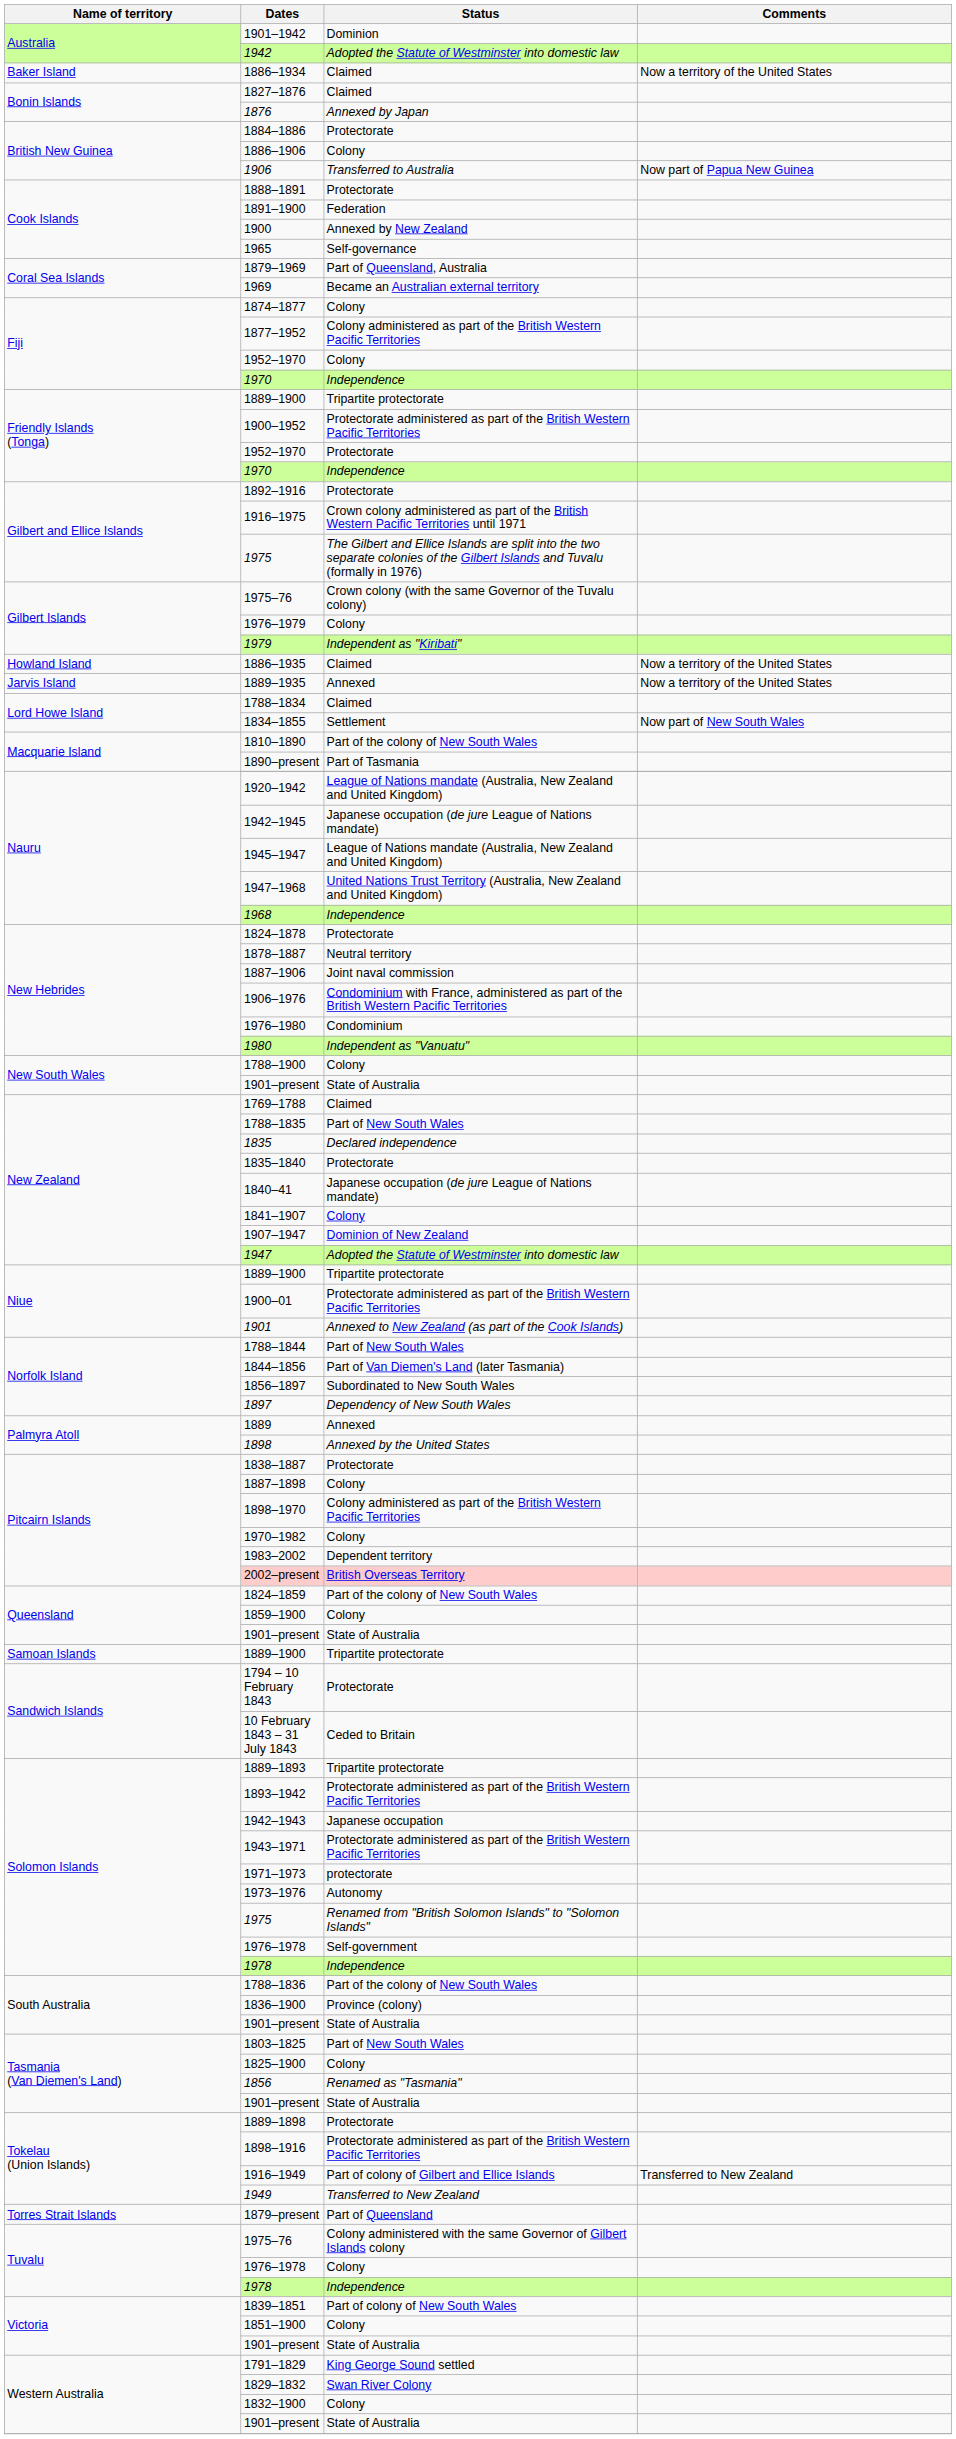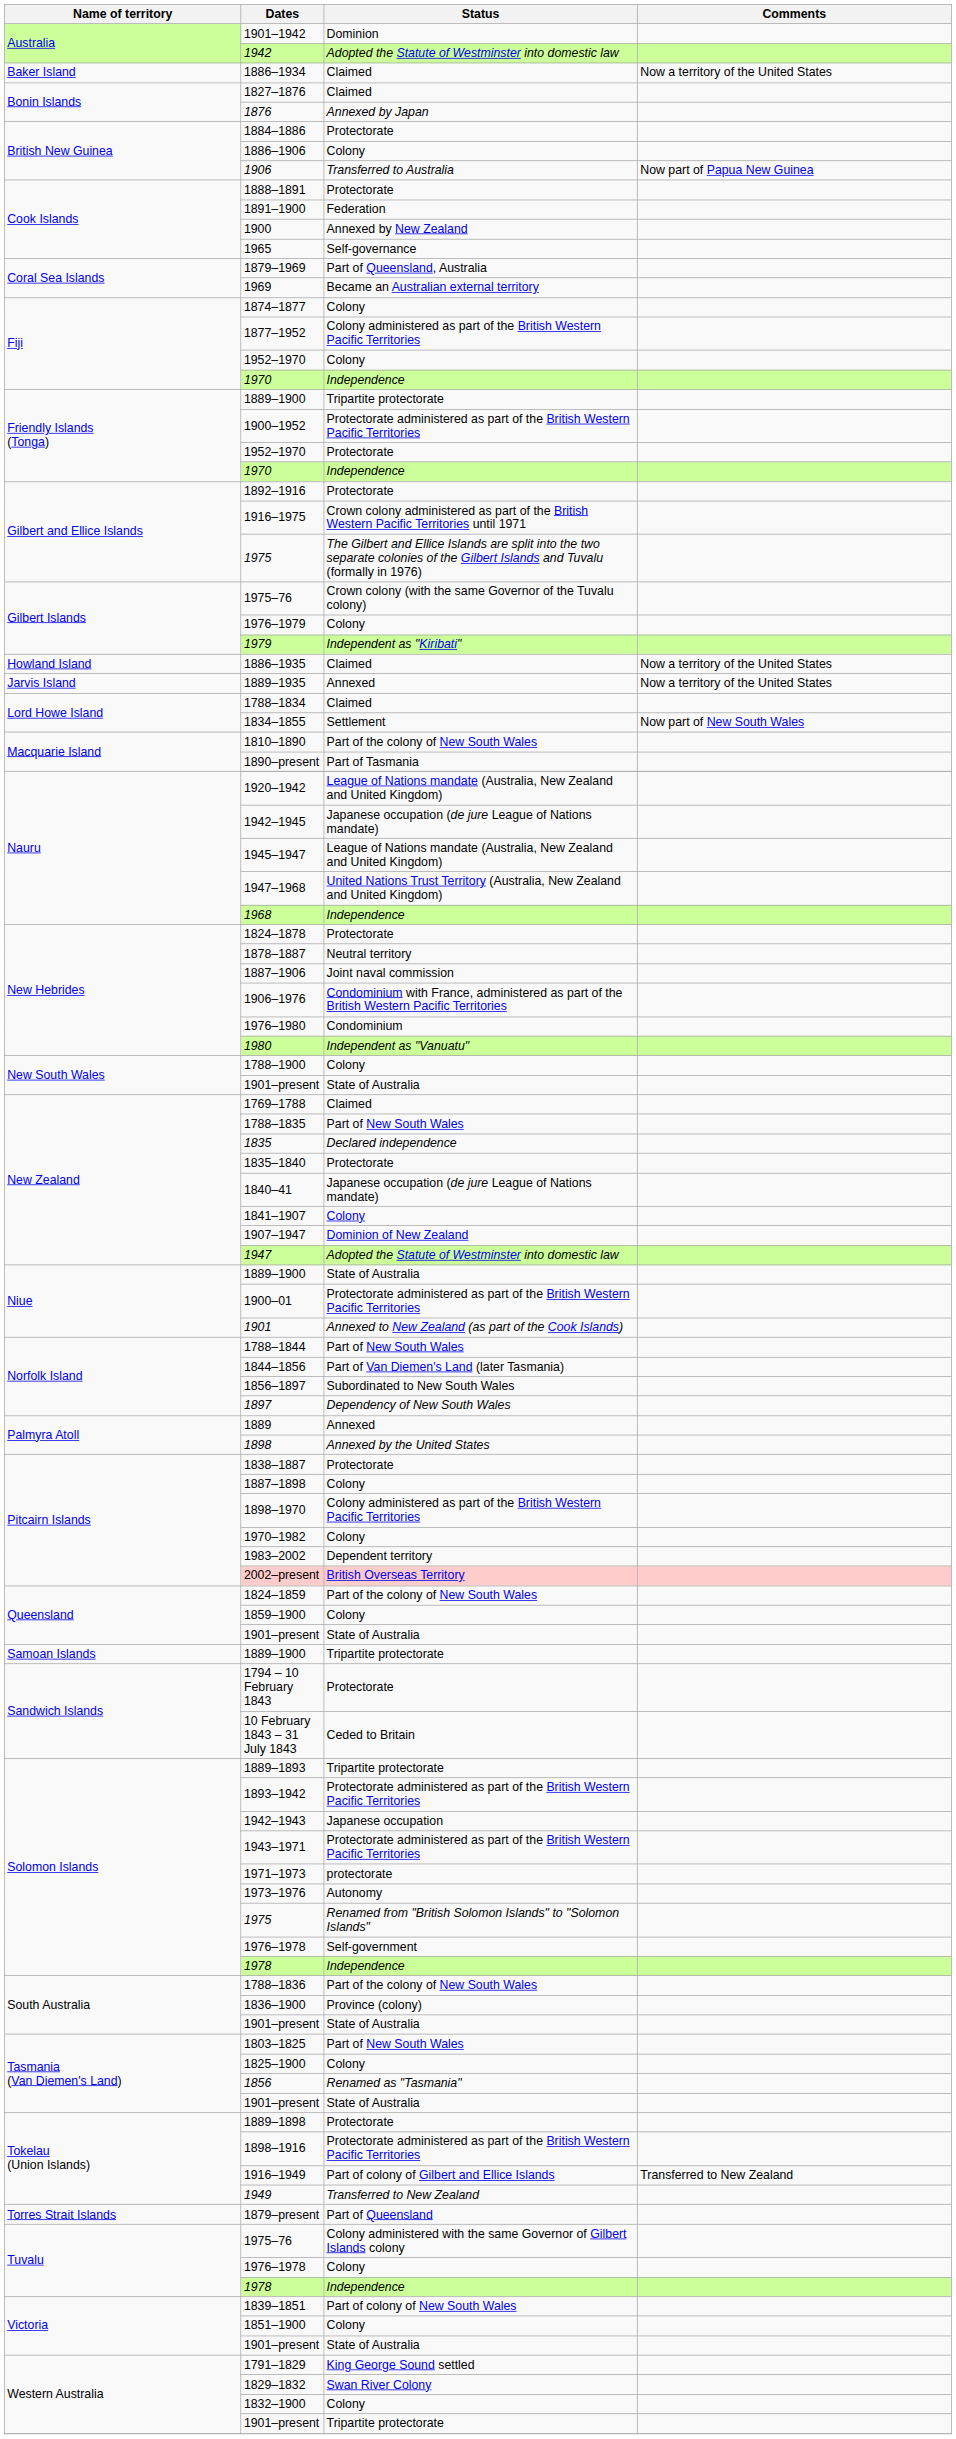(385, 1274) Tripartite protectorate -> (373, 1274) State of Australia
(373, 2423) State of Australia -> (385, 2423) Tripartite protectorate
